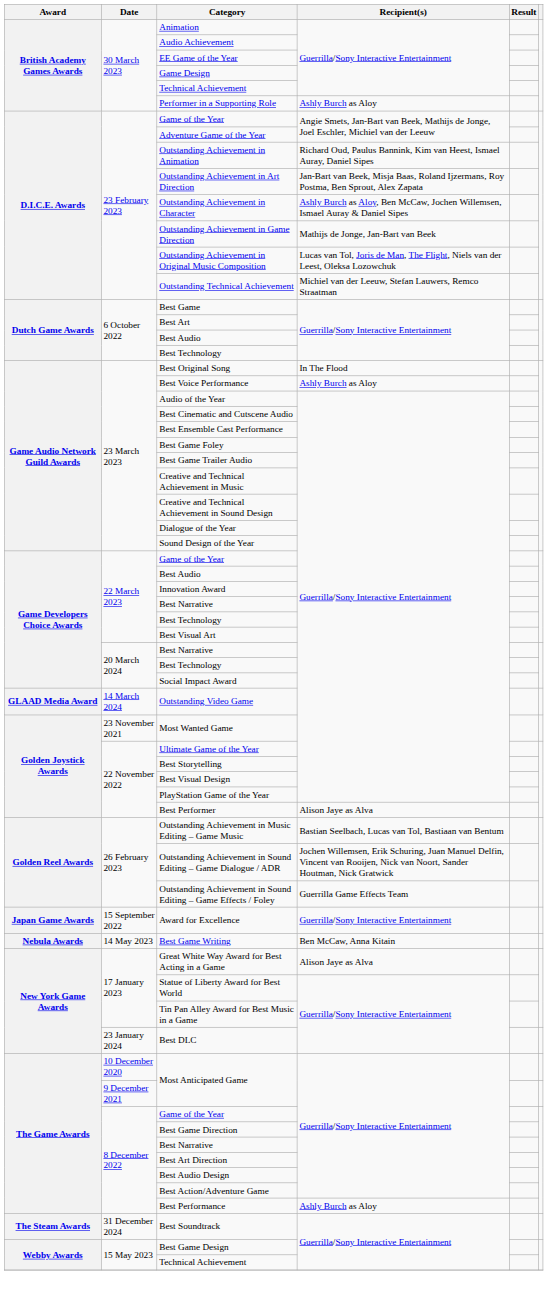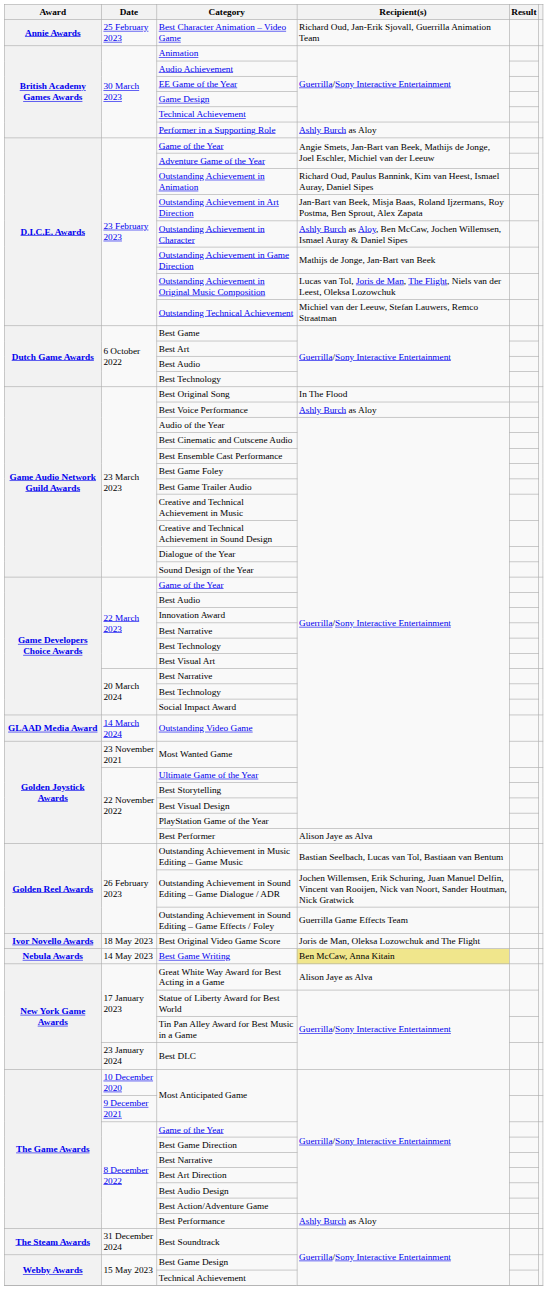+ row: (126, 33)
+ row: (128, 941)
- row: (129, 920)
(347, 941) no background -> (347, 956) khaki background
